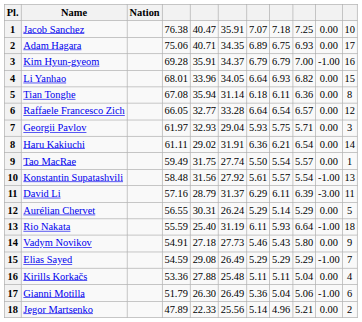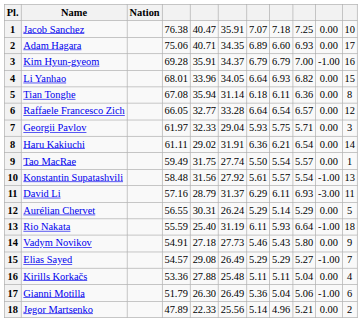(281, 45) 6.75 -> (281, 45) 6.60
(204, 128) 32.93 -> (204, 128) 32.33
(304, 194) 6.39 -> (304, 194) 6.93
(176, 260) 54.59 -> (176, 260) 54.57
(304, 260) 5.29 -> (304, 260) 5.27
